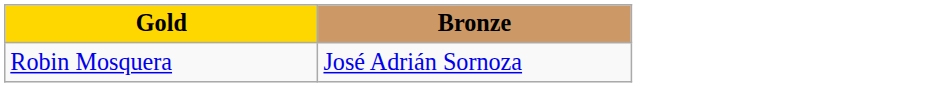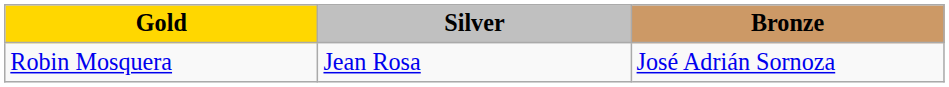+ column: (474, 23)
